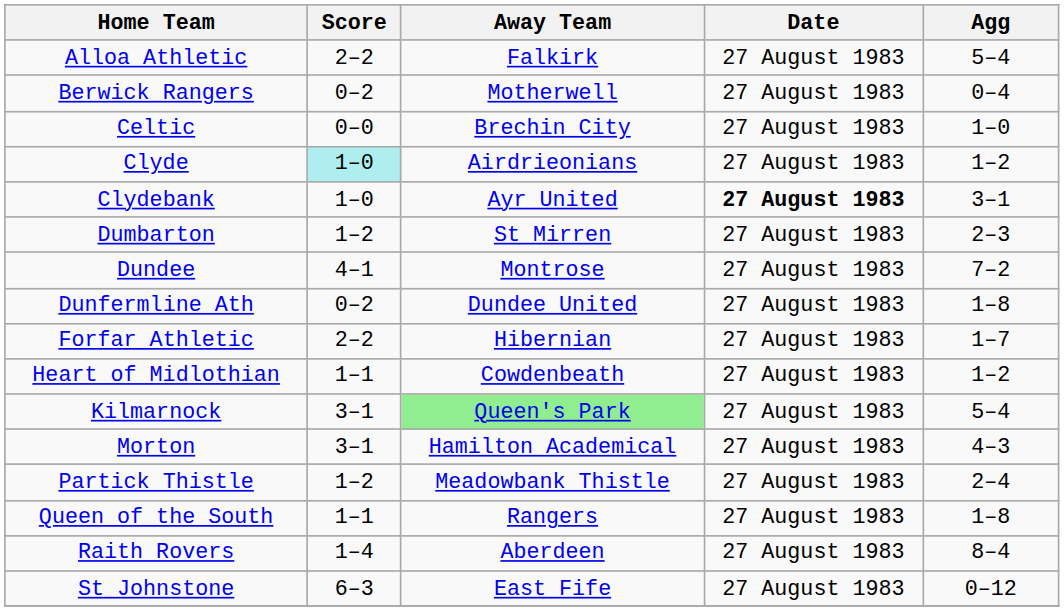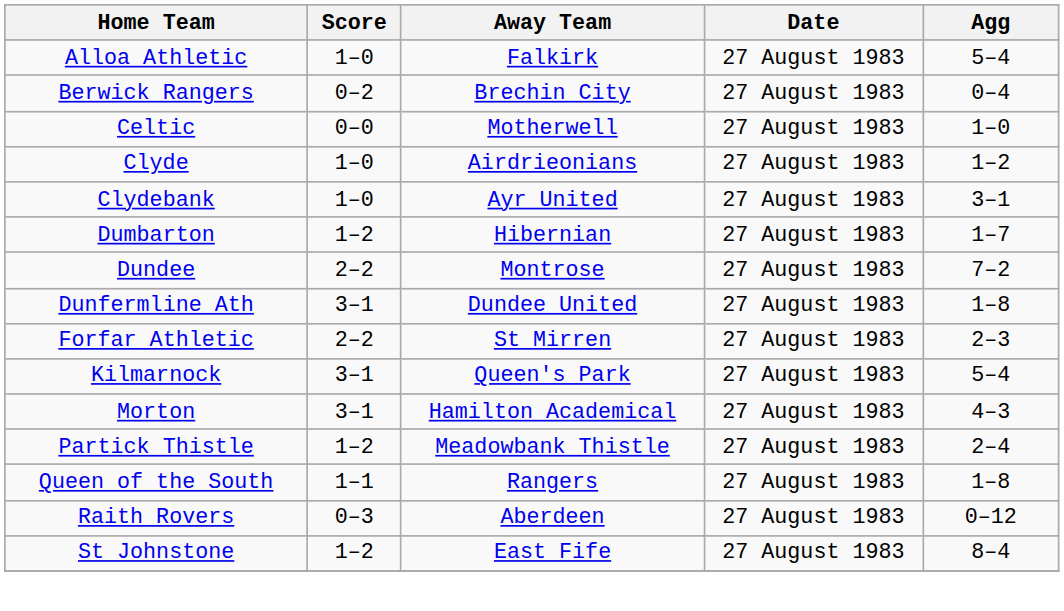(354, 58) 2–2 -> (354, 58) 1–0
(553, 93) Motherwell -> (553, 93) Brechin City
(553, 129) Brechin City -> (553, 129) Motherwell
(354, 164) paleturquoise background -> (354, 164) no background
(813, 199) bold -> (813, 199) normal
(553, 235) St Mirren -> (553, 235) Hibernian
(991, 235) 2–3 -> (991, 235) 1–7
(354, 270) 4–1 -> (354, 270) 2–2
(354, 306) 0–2 -> (354, 306) 3–1
(553, 341) Hibernian -> (553, 341) St Mirren
(991, 341) 1–7 -> (991, 341) 2–3
- row: (156, 376)
(553, 412) lightgreen background -> (553, 376) no background
(354, 553) 1–4 -> (354, 518) 0–3
(991, 553) 8–4 -> (991, 518) 0–12
(354, 589) 6–3 -> (354, 553) 1–2
(991, 589) 0–12 -> (991, 553) 8–4
